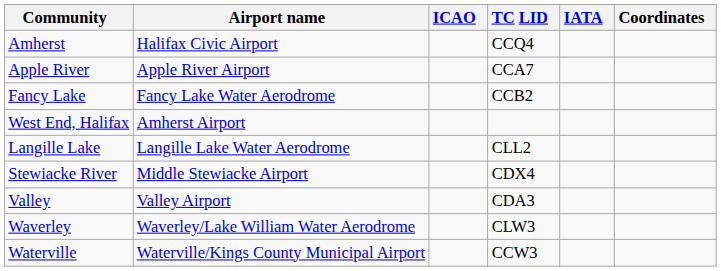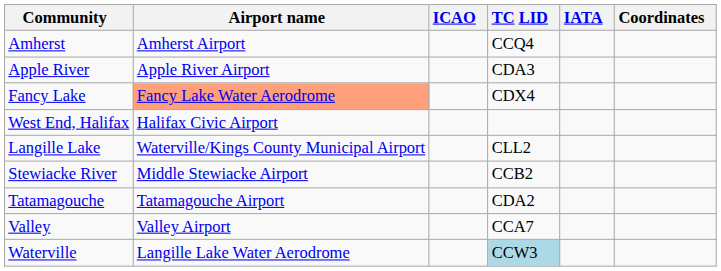(207, 43) Halifax Civic Airport -> (191, 43) Amherst Airport
(513, 69) CCA7 -> (513, 69) CDA3
(236, 95) no background -> (236, 95) lightsalmon background
(512, 95) CCB2 -> (513, 95) CDX4
(191, 122) Amherst Airport -> (207, 122) Halifax Civic Airport
(243, 148) Langille Lake Water Aerodrome -> (281, 148) Waterville/Kings County Municipal Airport
(513, 174) CDX4 -> (512, 174) CCB2
+ row: (56, 200)
(513, 200) CDA3 -> (513, 226) CCA7
- row: (40, 226)
(281, 252) Waterville/Kings County Municipal Airport -> (243, 252) Langille Lake Water Aerodrome
(515, 252) no background -> (515, 252) lightblue background
